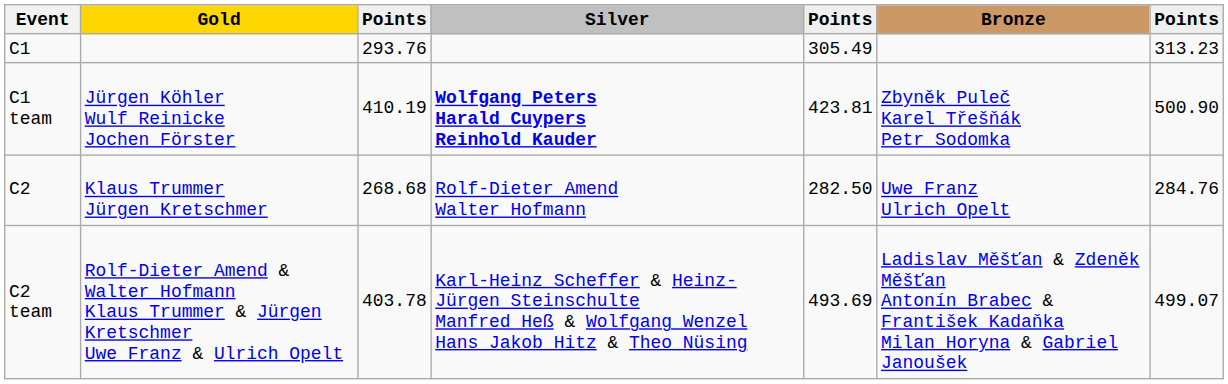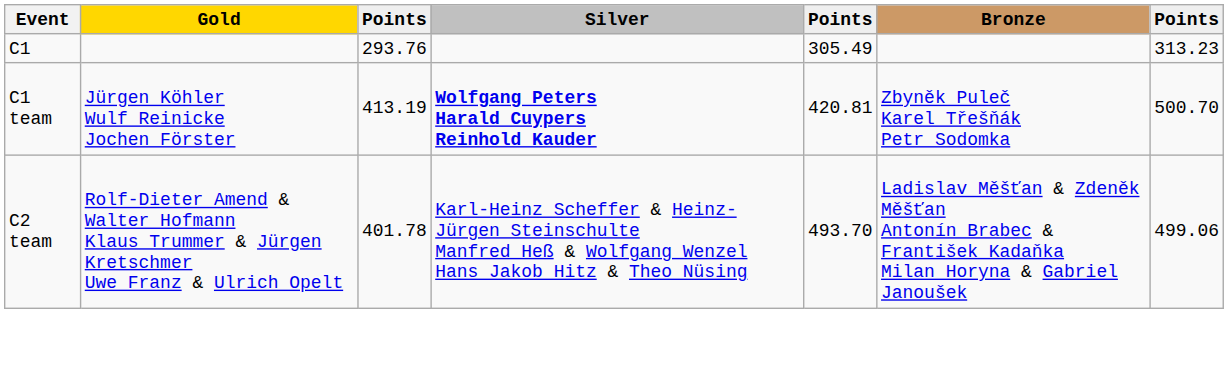(394, 109) 410.19 -> (394, 109) 413.19
(840, 109) 423.81 -> (840, 109) 420.81
(1187, 109) 500.90 -> (1187, 109) 500.70
- row: (20, 190)
(394, 302) 403.78 -> (394, 231) 401.78
(840, 302) 493.69 -> (840, 231) 493.70
(1187, 302) 499.07 -> (1187, 231) 499.06
